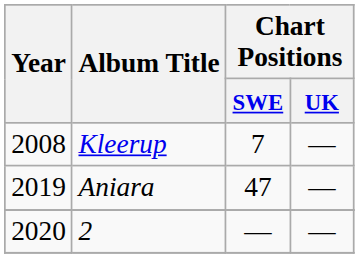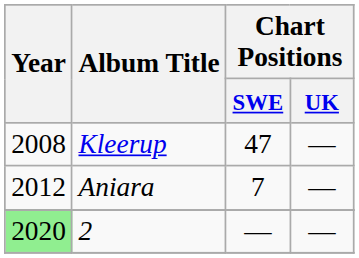(258, 143) 7 -> (258, 143) 47
(39, 187) 2019 -> (39, 187) 2012
(258, 187) 47 -> (258, 187) 7
(39, 230) no background -> (39, 230) lightgreen background
